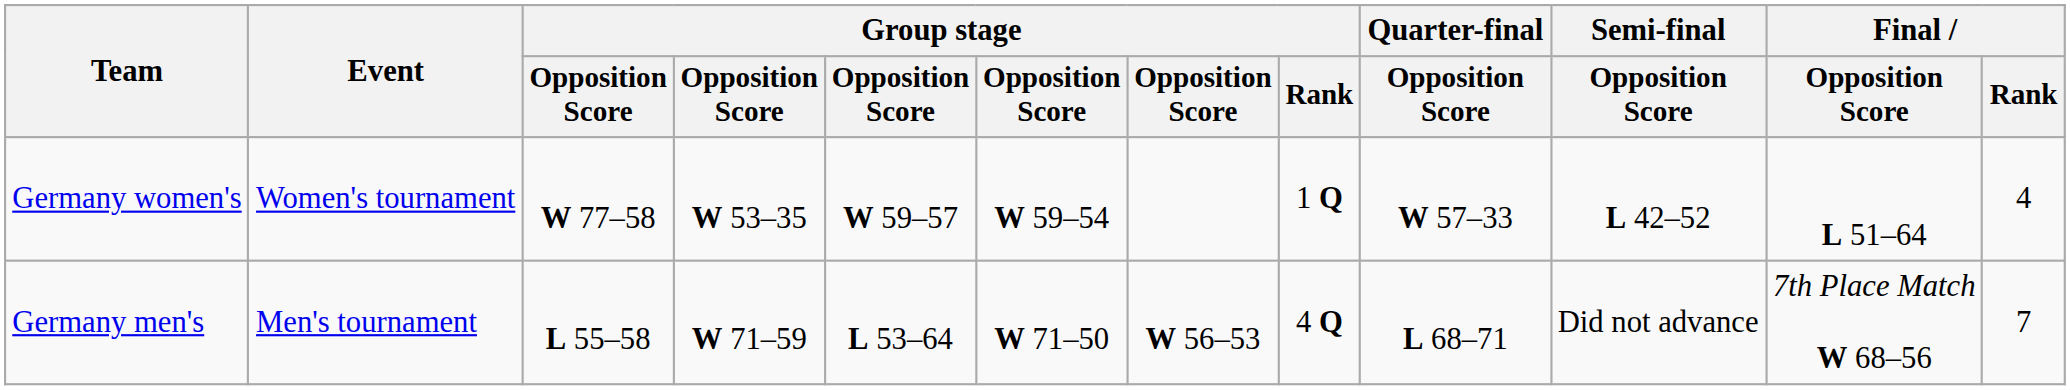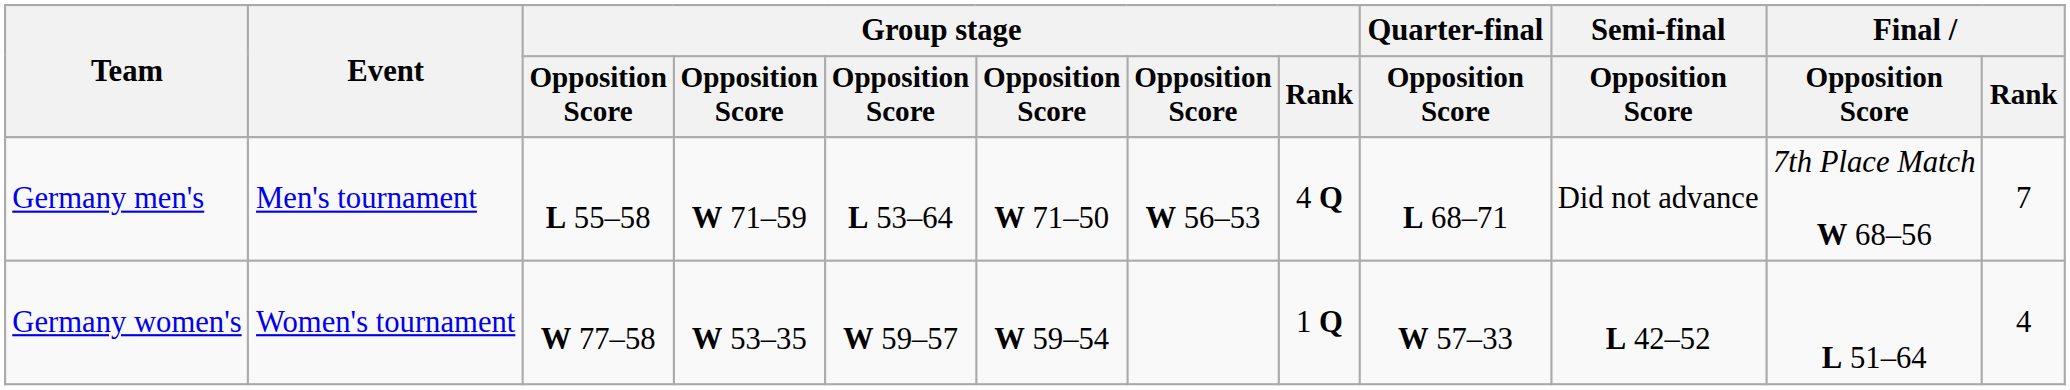rows swapped: (108, 321) <-> (127, 198)
